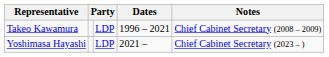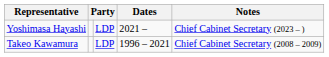rows swapped: (42, 28) <-> (46, 44)
